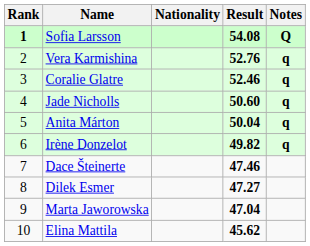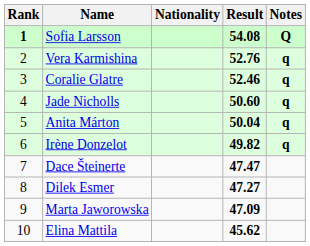(245, 166) 47.46 -> (245, 166) 47.47
(245, 209) 47.04 -> (245, 209) 47.09
